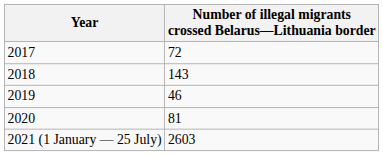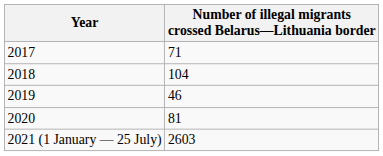(175, 52) 72 -> (175, 52) 71
(178, 74) 143 -> (178, 74) 104
